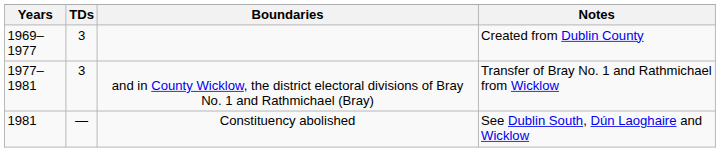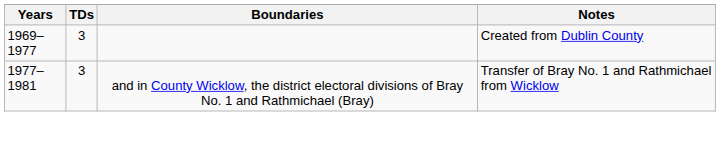- row: (288, 121)
